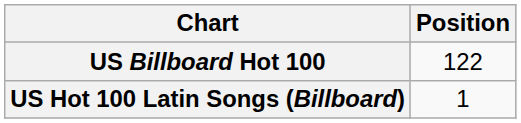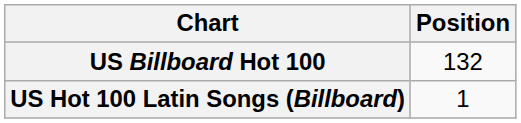(463, 61) 122 -> (463, 61) 132
